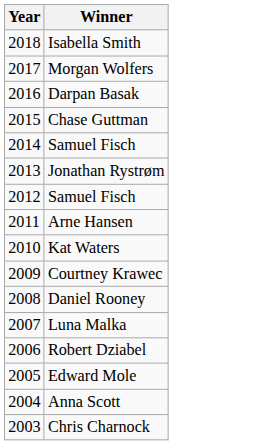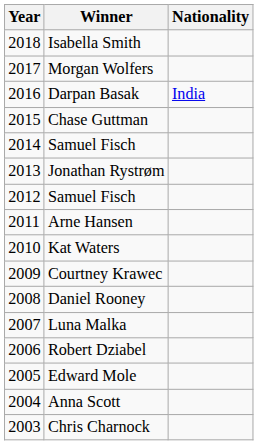+ column: (211, 17)
